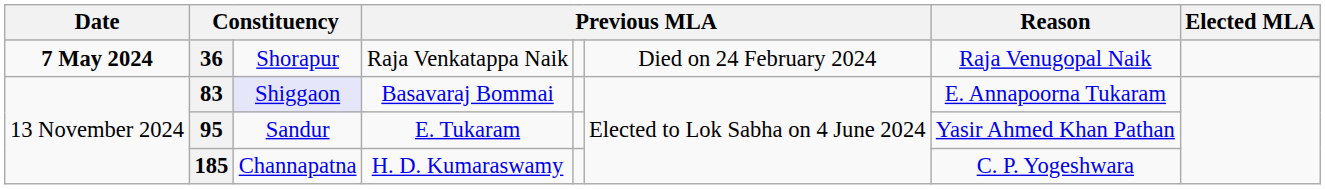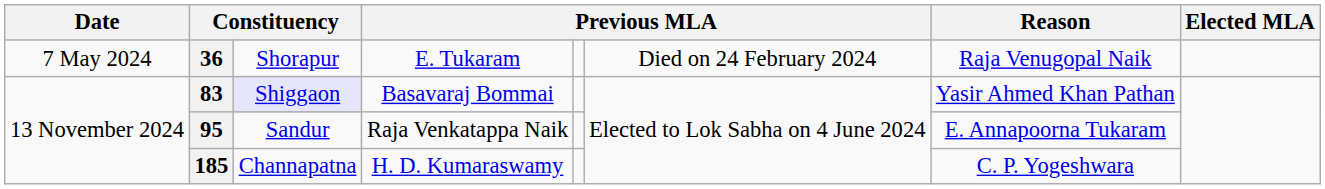(97, 58) bold -> (97, 58) normal
(468, 58) Raja Venkatappa Naik -> (468, 58) E. Tukaram
(1055, 93) E. Annapoorna Tukaram -> (1055, 93) Yasir Ahmed Khan Pathan
(468, 129) E. Tukaram -> (468, 129) Raja Venkatappa Naik
(1055, 129) Yasir Ahmed Khan Pathan -> (1055, 129) E. Annapoorna Tukaram
